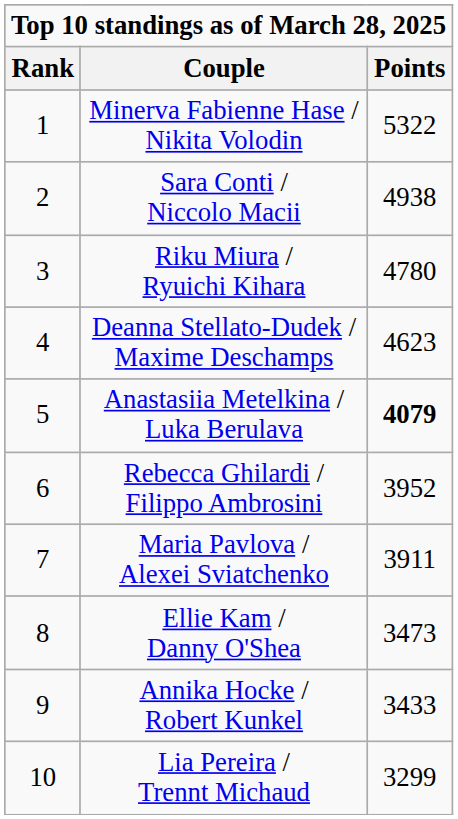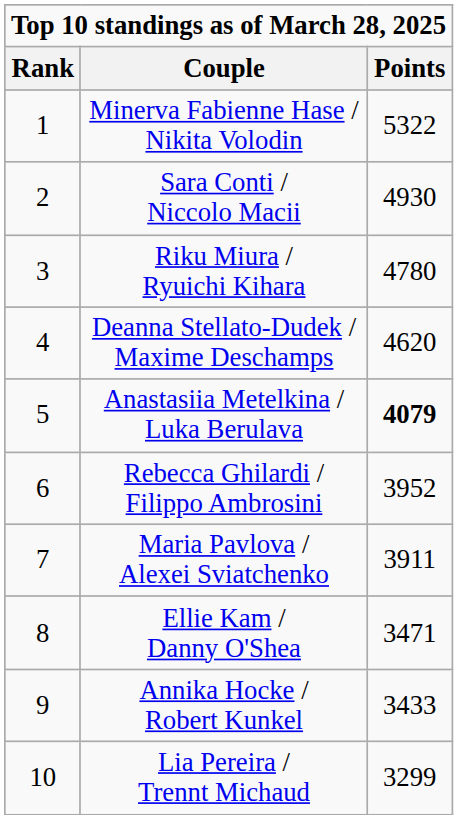(410, 197) 4938 -> (410, 197) 4930
(410, 342) 4623 -> (410, 342) 4620
(410, 632) 3473 -> (410, 632) 3471
